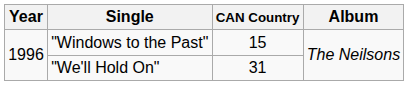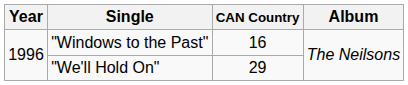(258, 42) 15 -> (258, 42) 16
(258, 67) 31 -> (258, 67) 29
